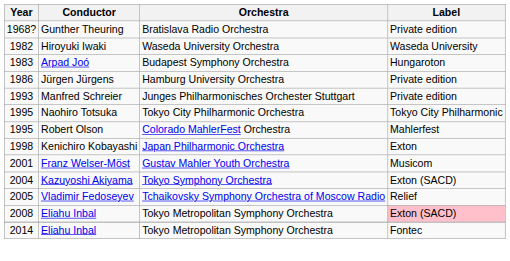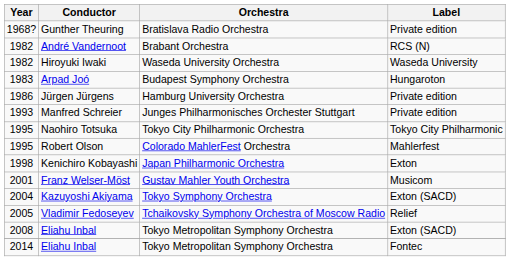+ row: (21, 46)
(423, 213) pink background -> (423, 230) no background
